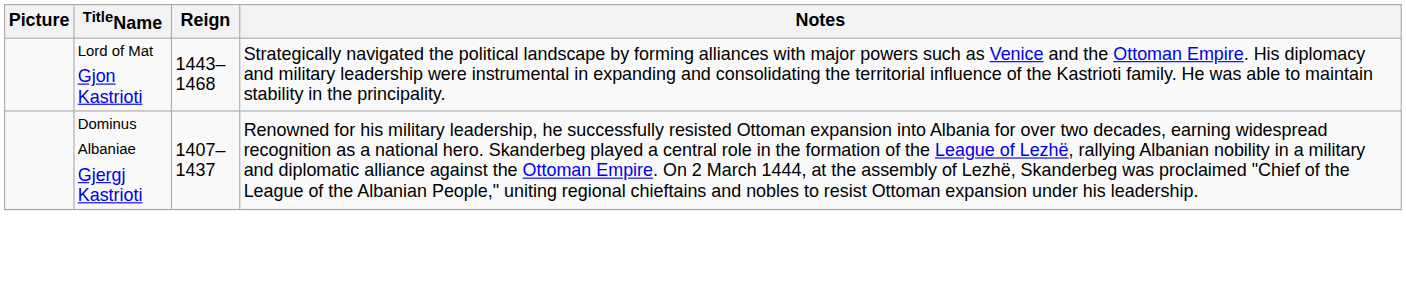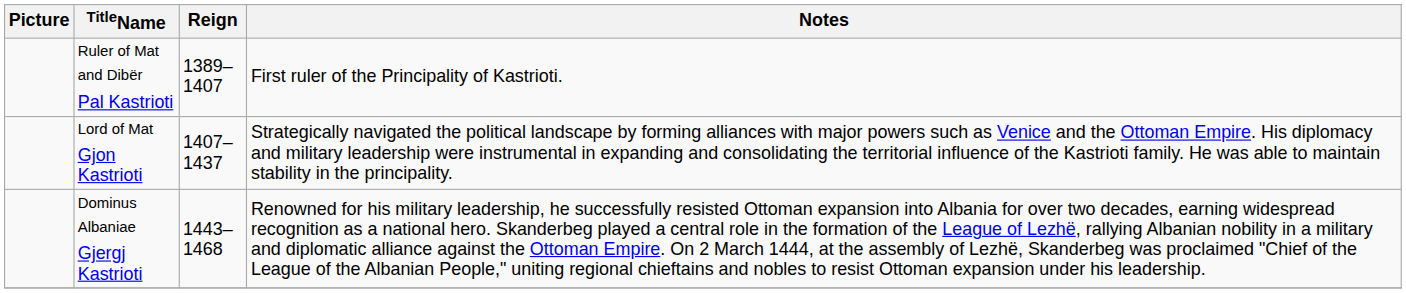+ row: (126, 76)
(200, 74) 1443–1468 -> (208, 152) 1407–1437
(200, 160) 1407–1437 -> (208, 239) 1443–1468
